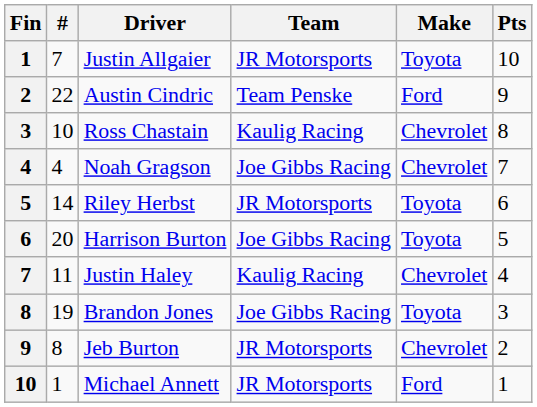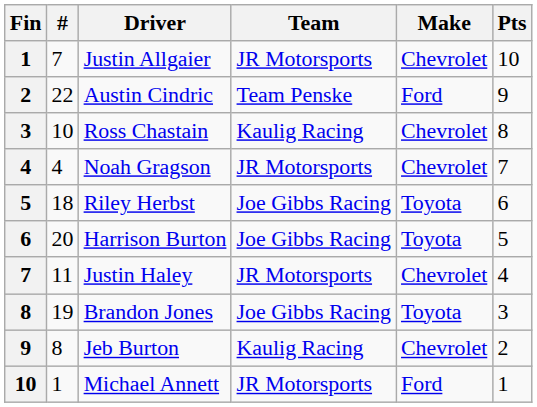(431, 58) Toyota -> (444, 58) Chevrolet
(314, 167) Joe Gibbs Racing -> (304, 167) JR Motorsports
(63, 203) 14 -> (63, 203) 18
(304, 203) JR Motorsports -> (314, 203) Joe Gibbs Racing
(300, 275) Kaulig Racing -> (304, 275) JR Motorsports
(304, 347) JR Motorsports -> (300, 347) Kaulig Racing
